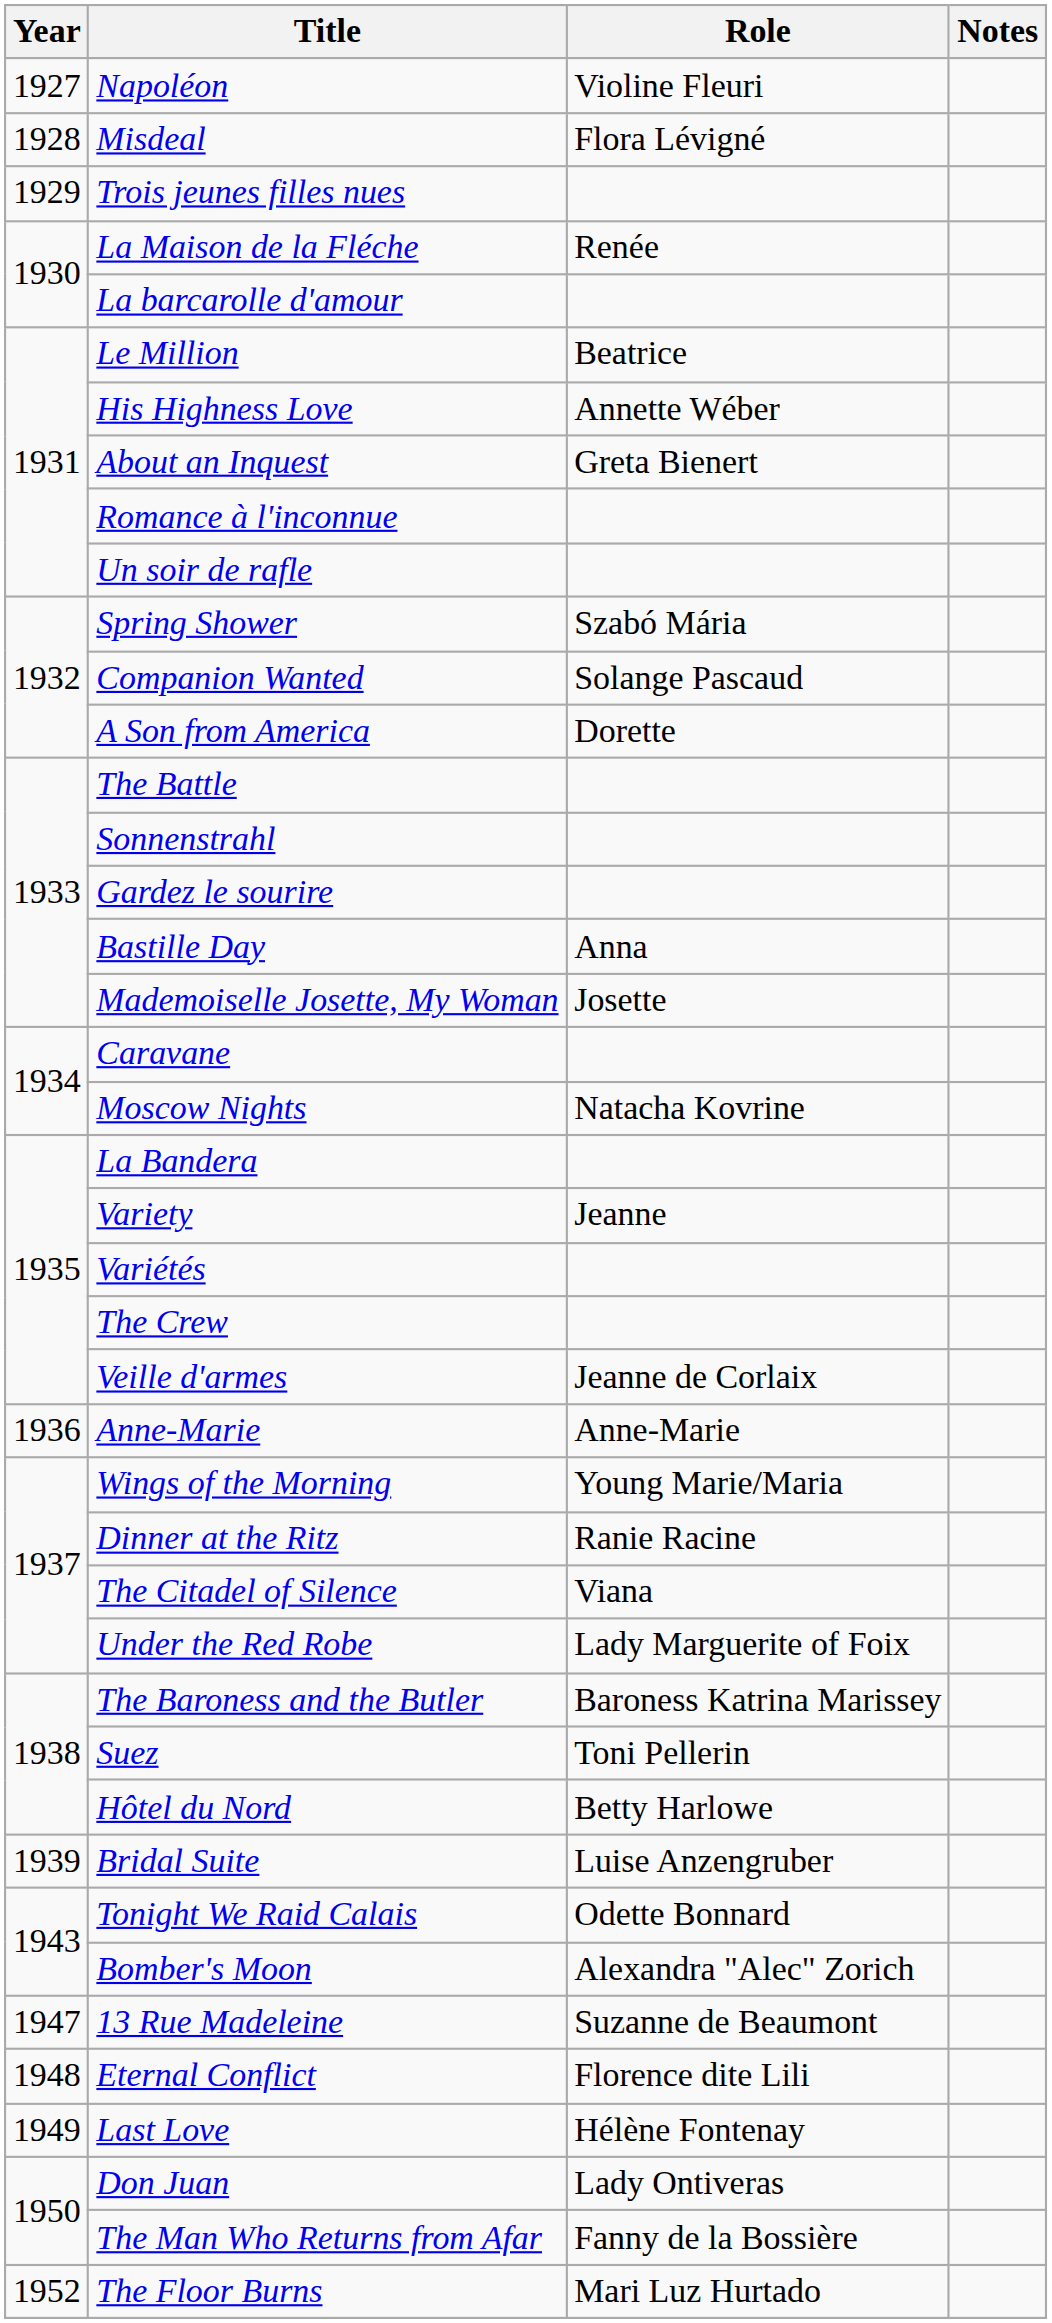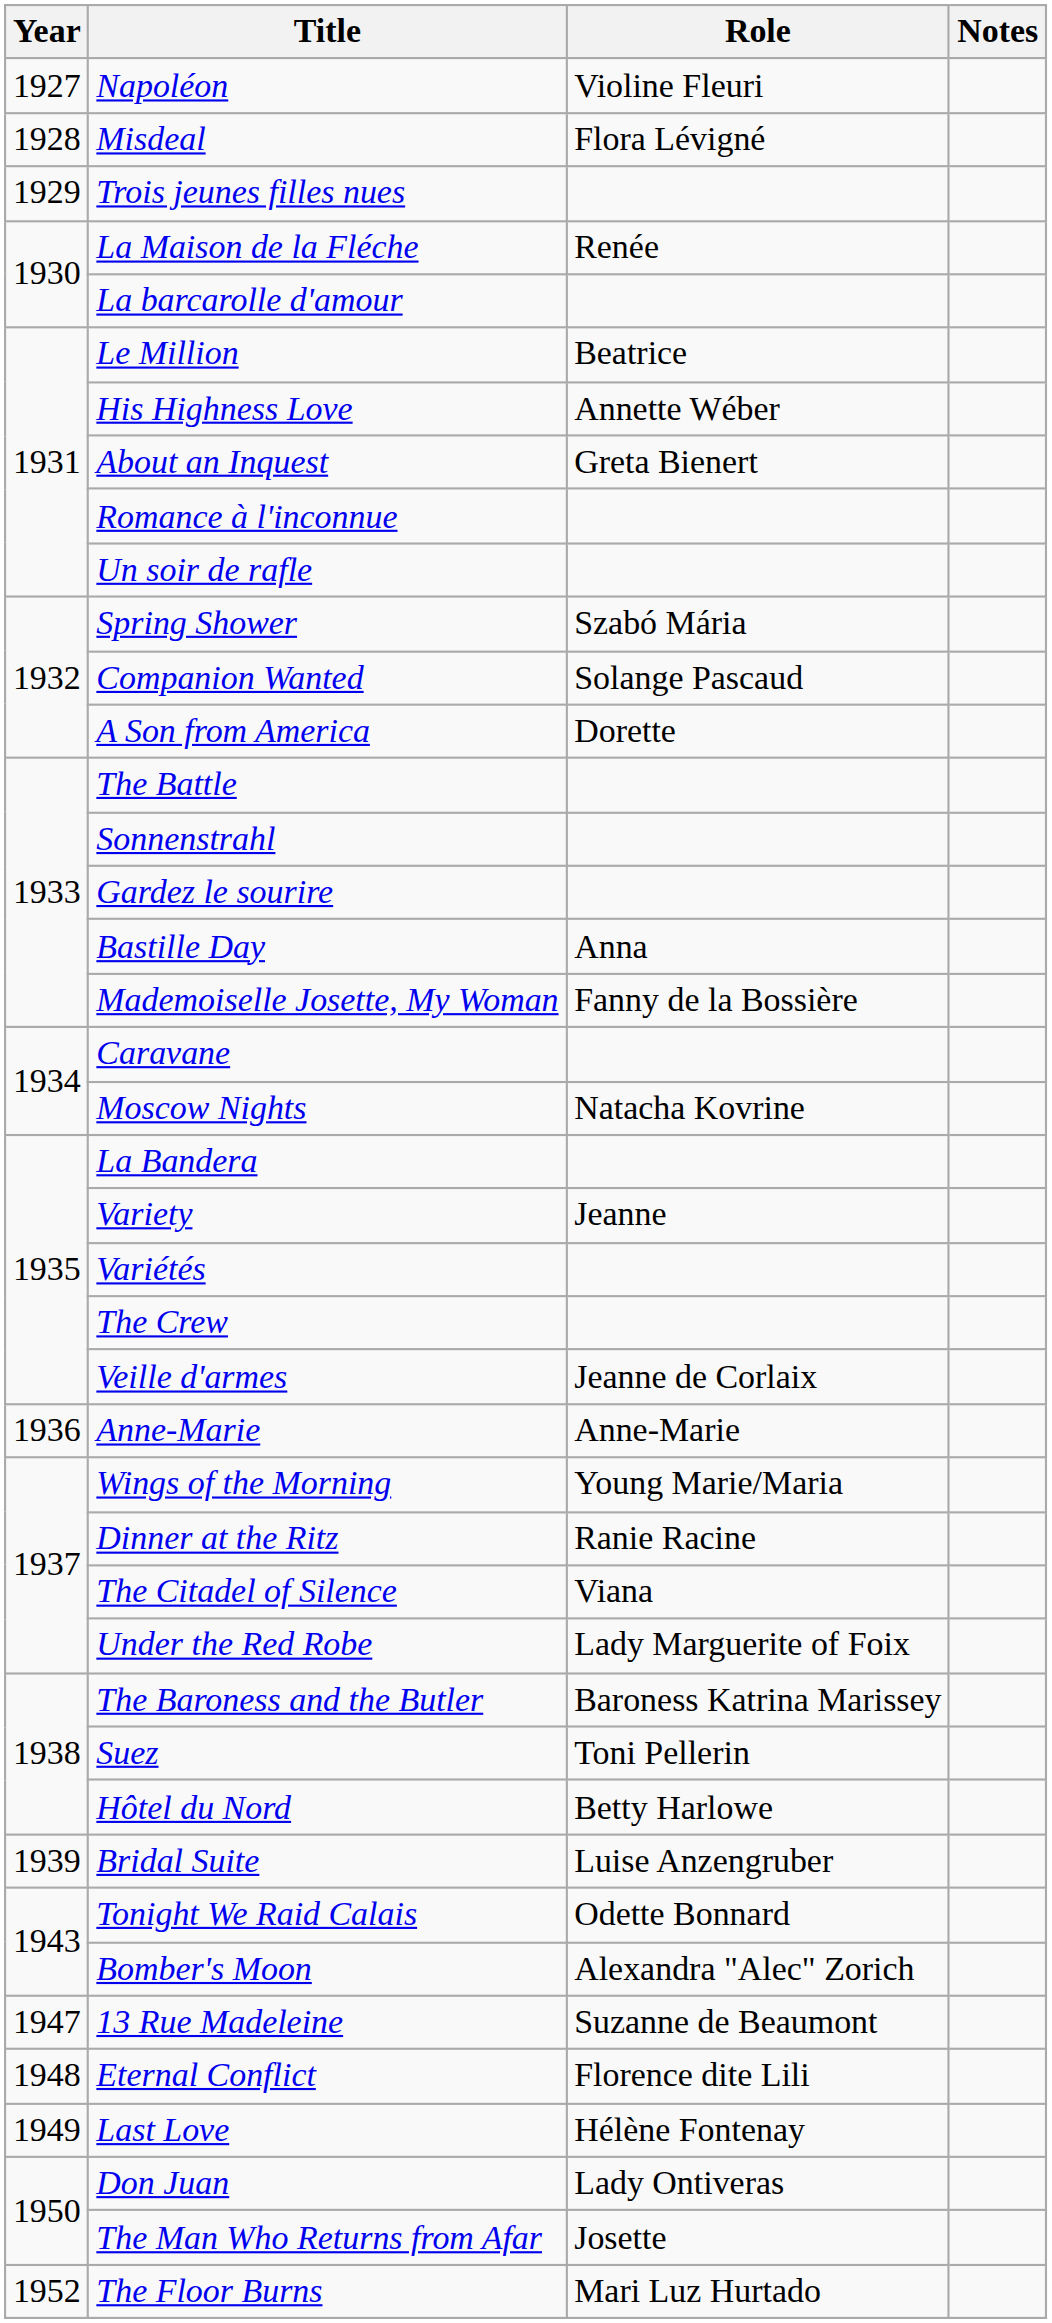(620, 999) Josette -> (716, 999) Fanny de la Bossière
(716, 2236) Fanny de la Bossière -> (620, 2236) Josette
